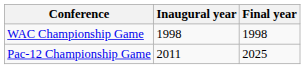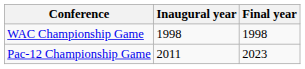(255, 53) 2025 -> (255, 53) 2023
